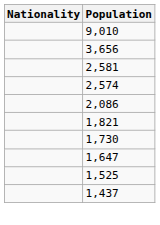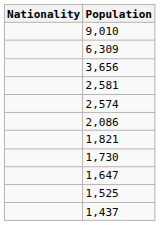+ row: (102, 49)
